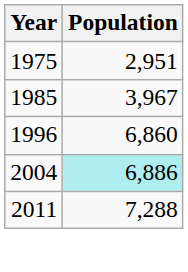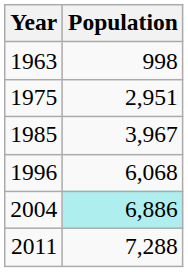+ row: (34, 60)
(151, 135) 6,860 -> (151, 172) 6,068
